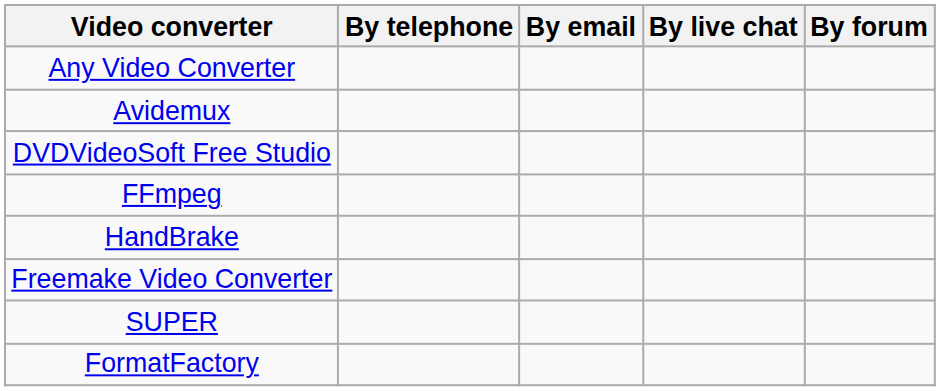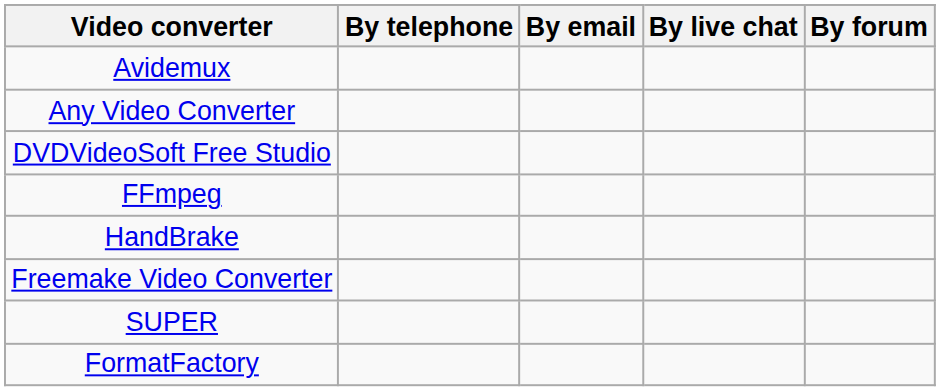rows swapped: (172, 68) <-> (172, 110)
